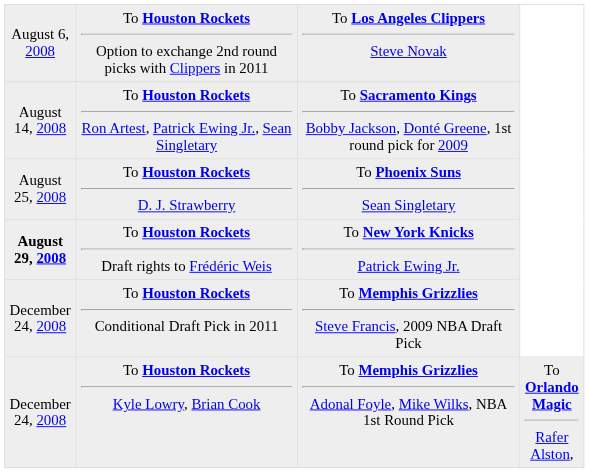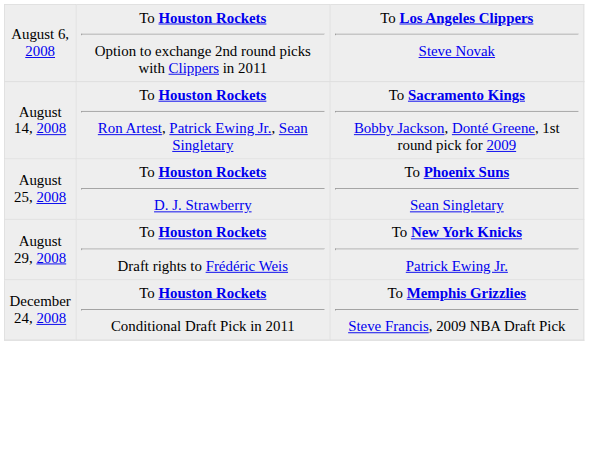(40, 249) bold -> (40, 249) normal
- row: (187, 387)
